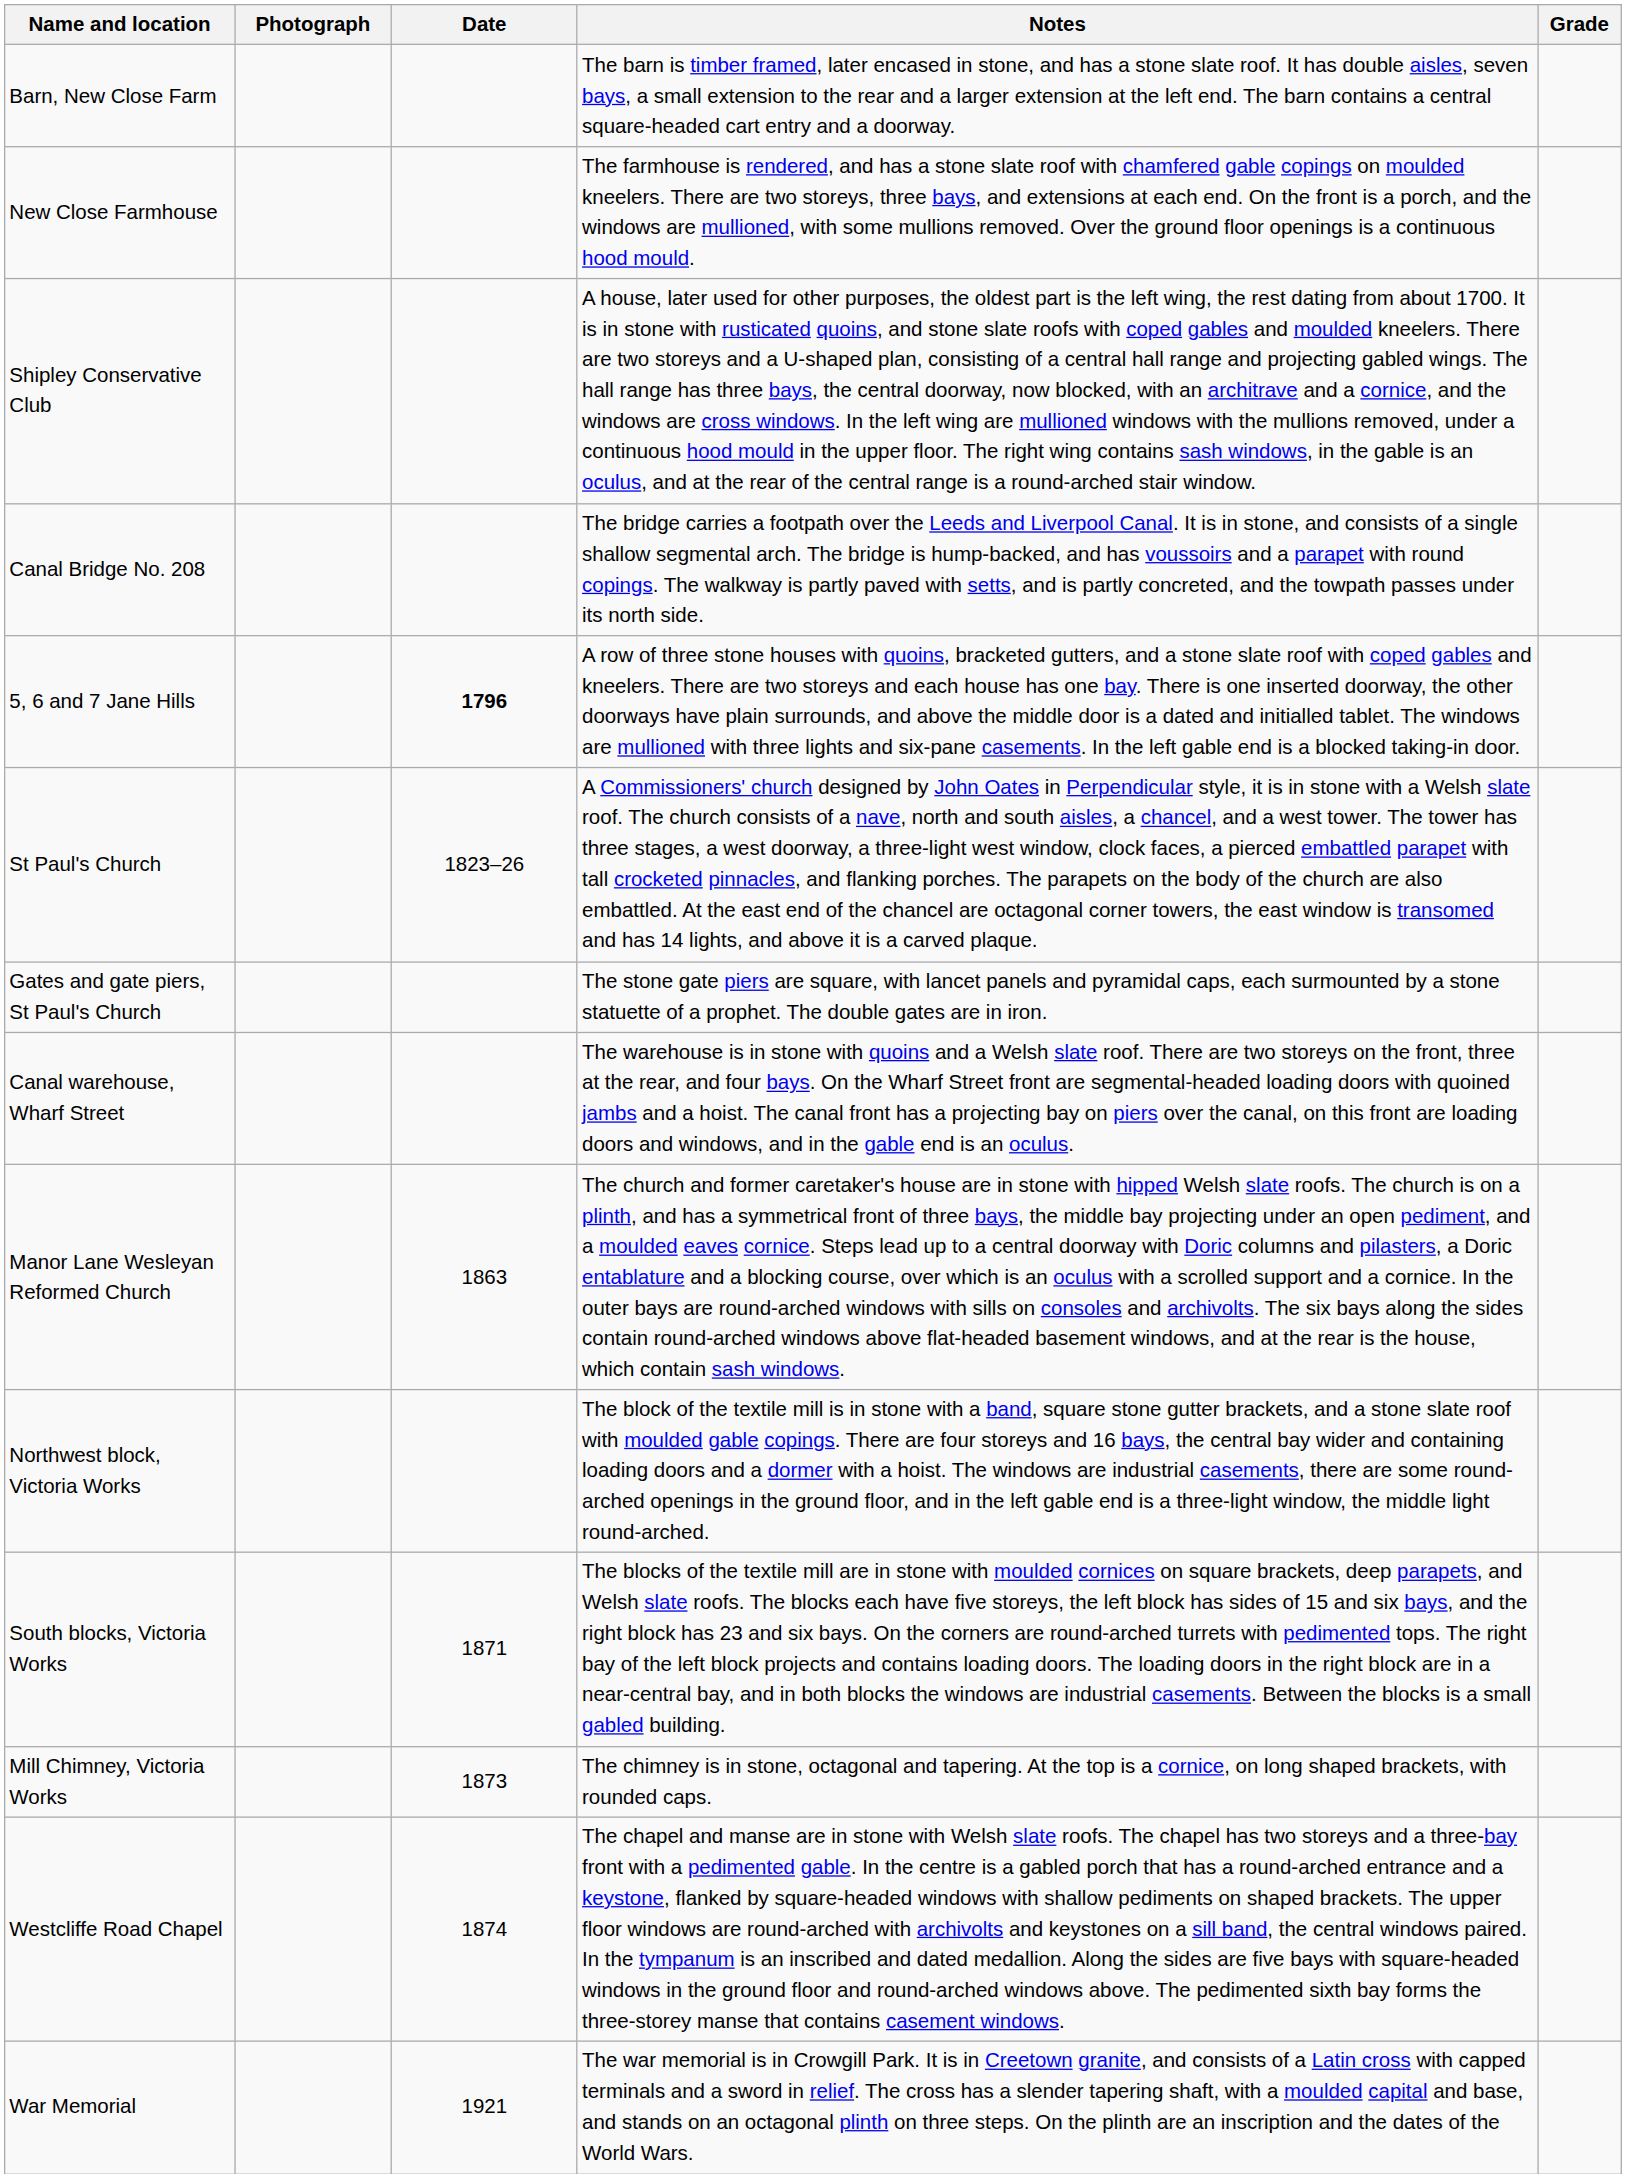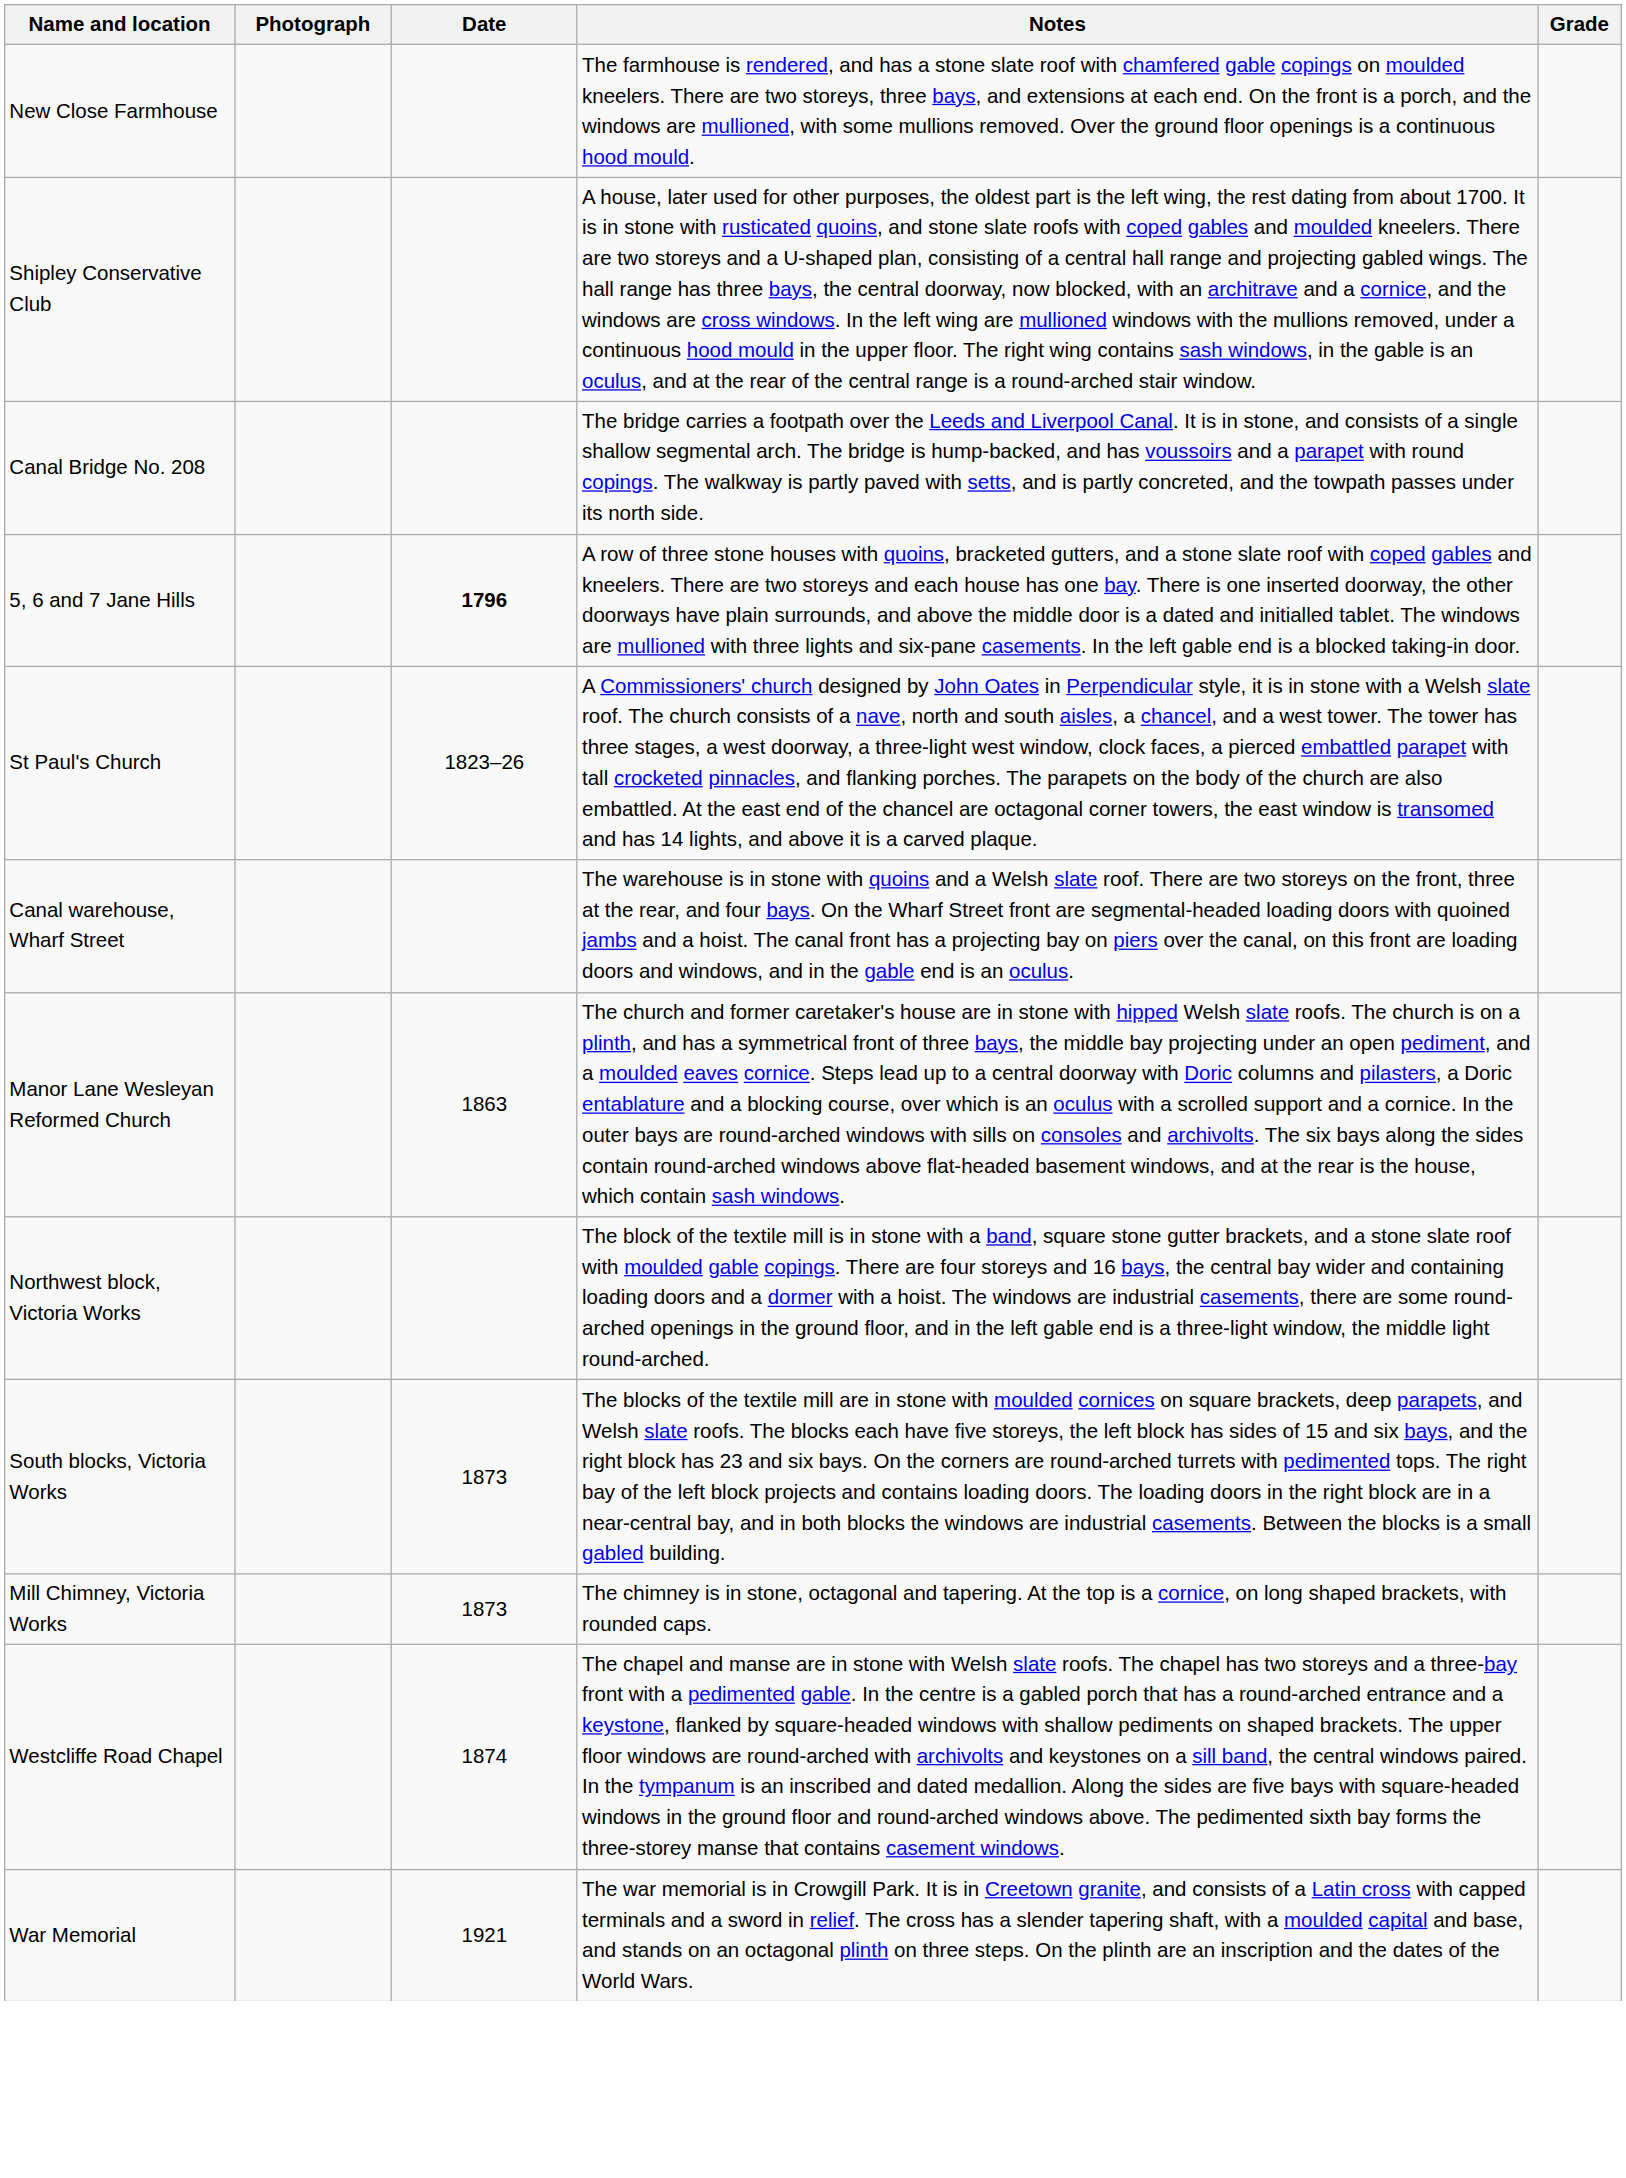- row: (113, 95)
- row: (107, 996)
(484, 1649) 1871 -> (484, 1476) 1873
